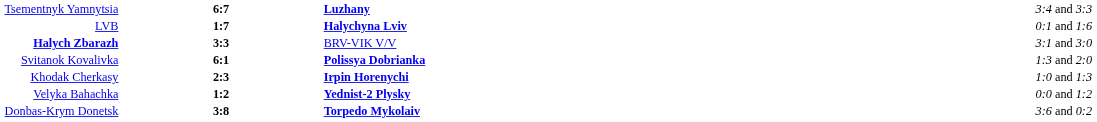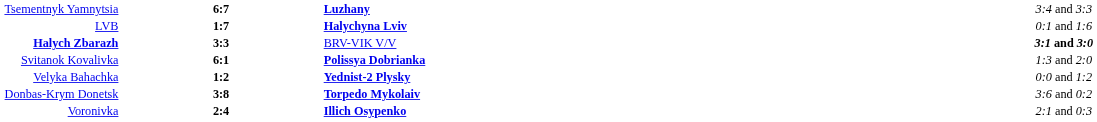(1064, 43) normal -> (1064, 43) bold
- row: (74, 77)
+ row: (93, 111)
